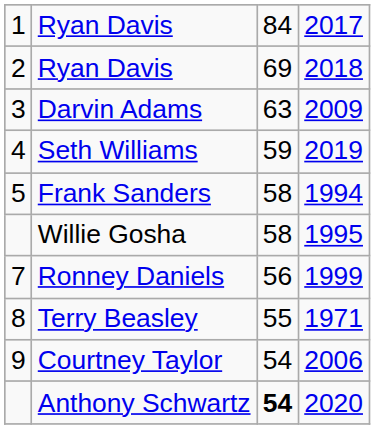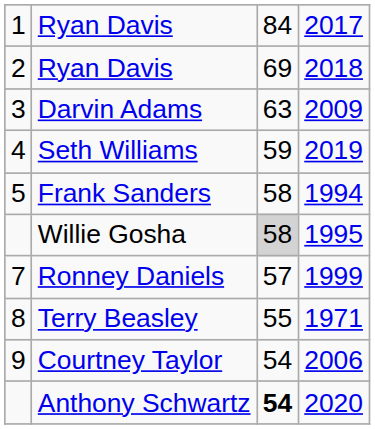(277, 234) no background -> (277, 234) lightgrey background
(277, 276) 56 -> (277, 276) 57
